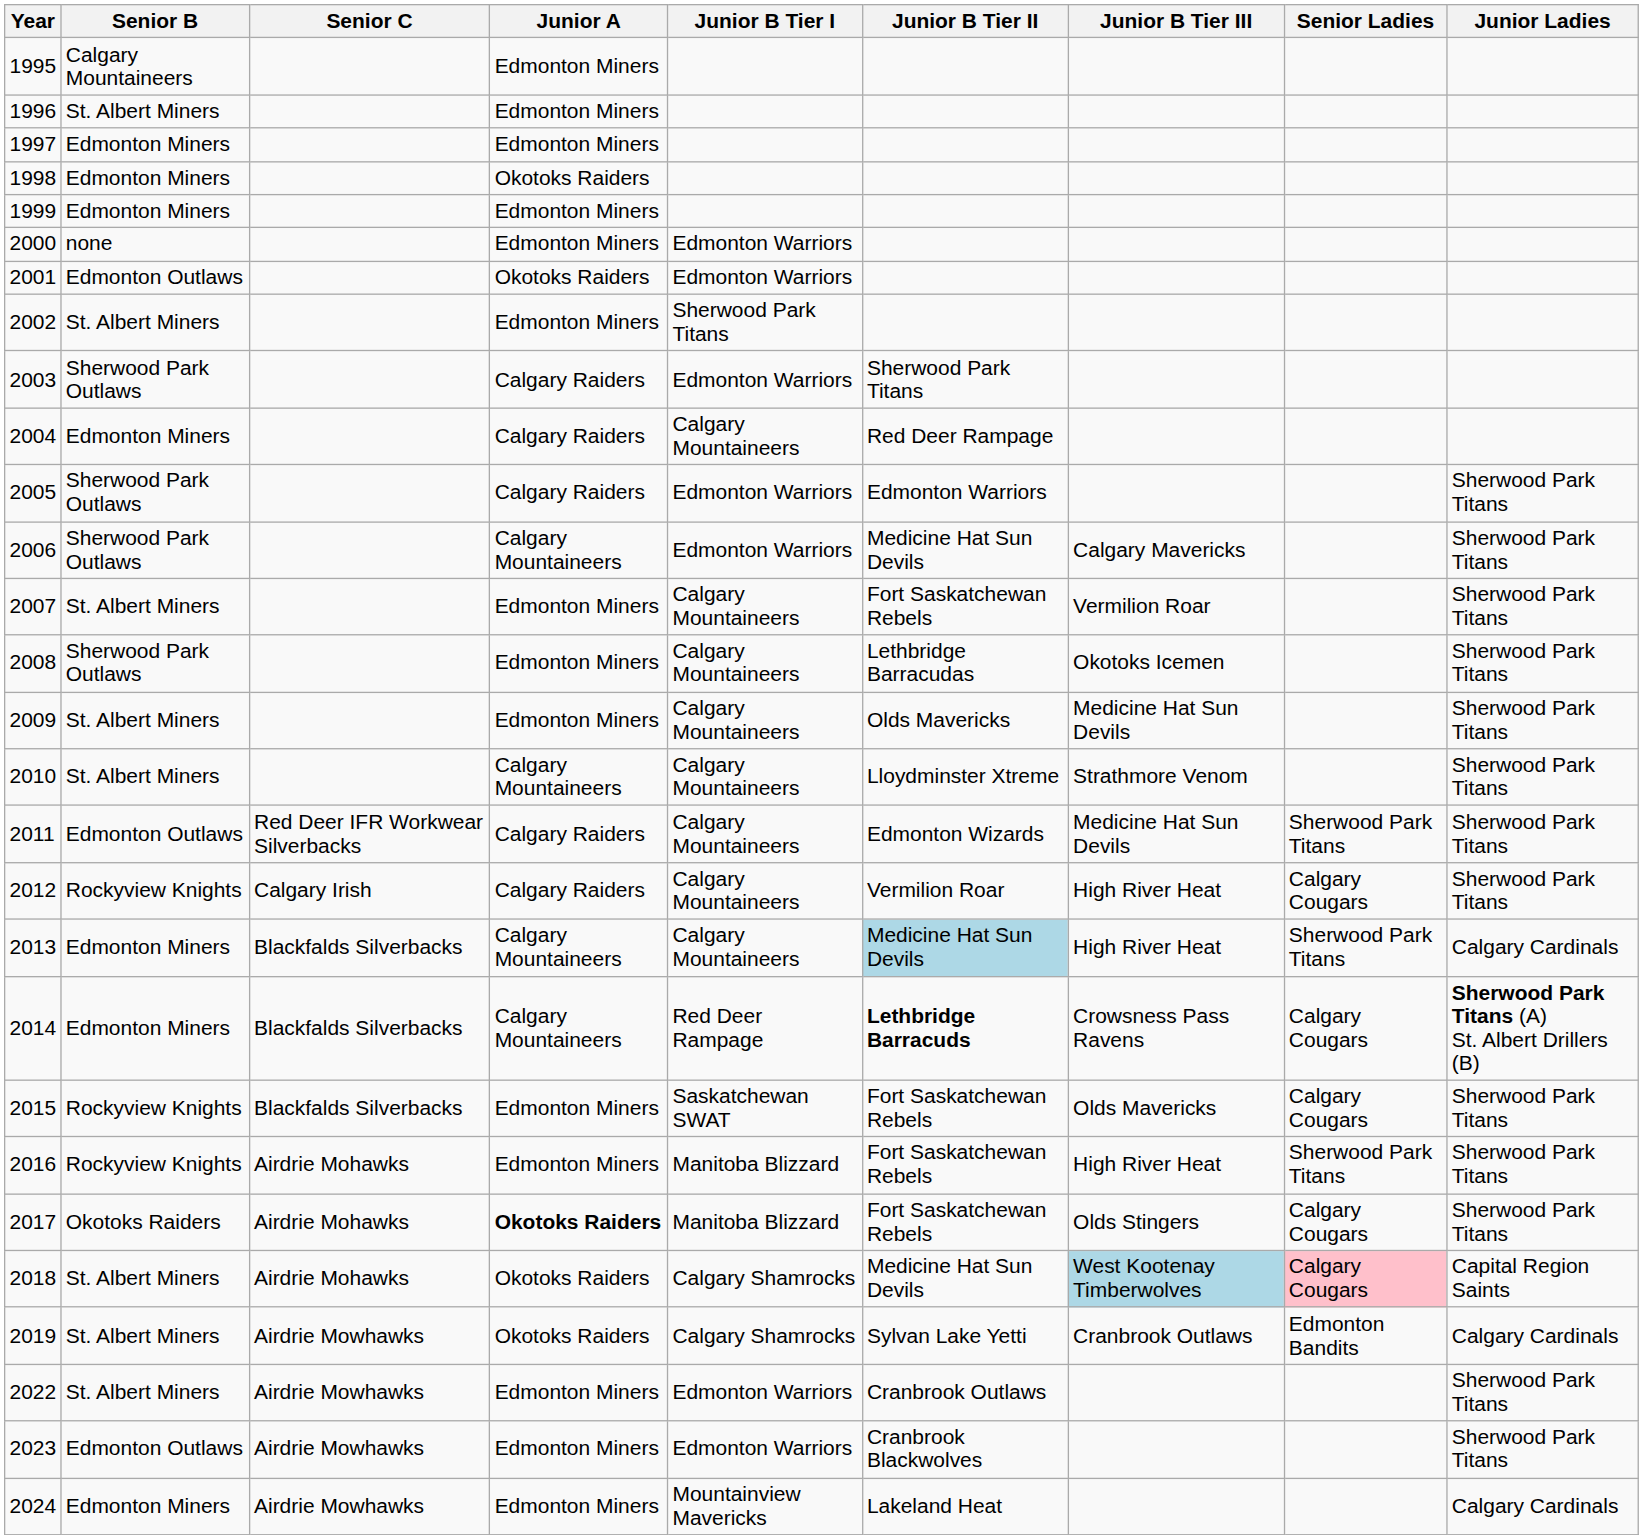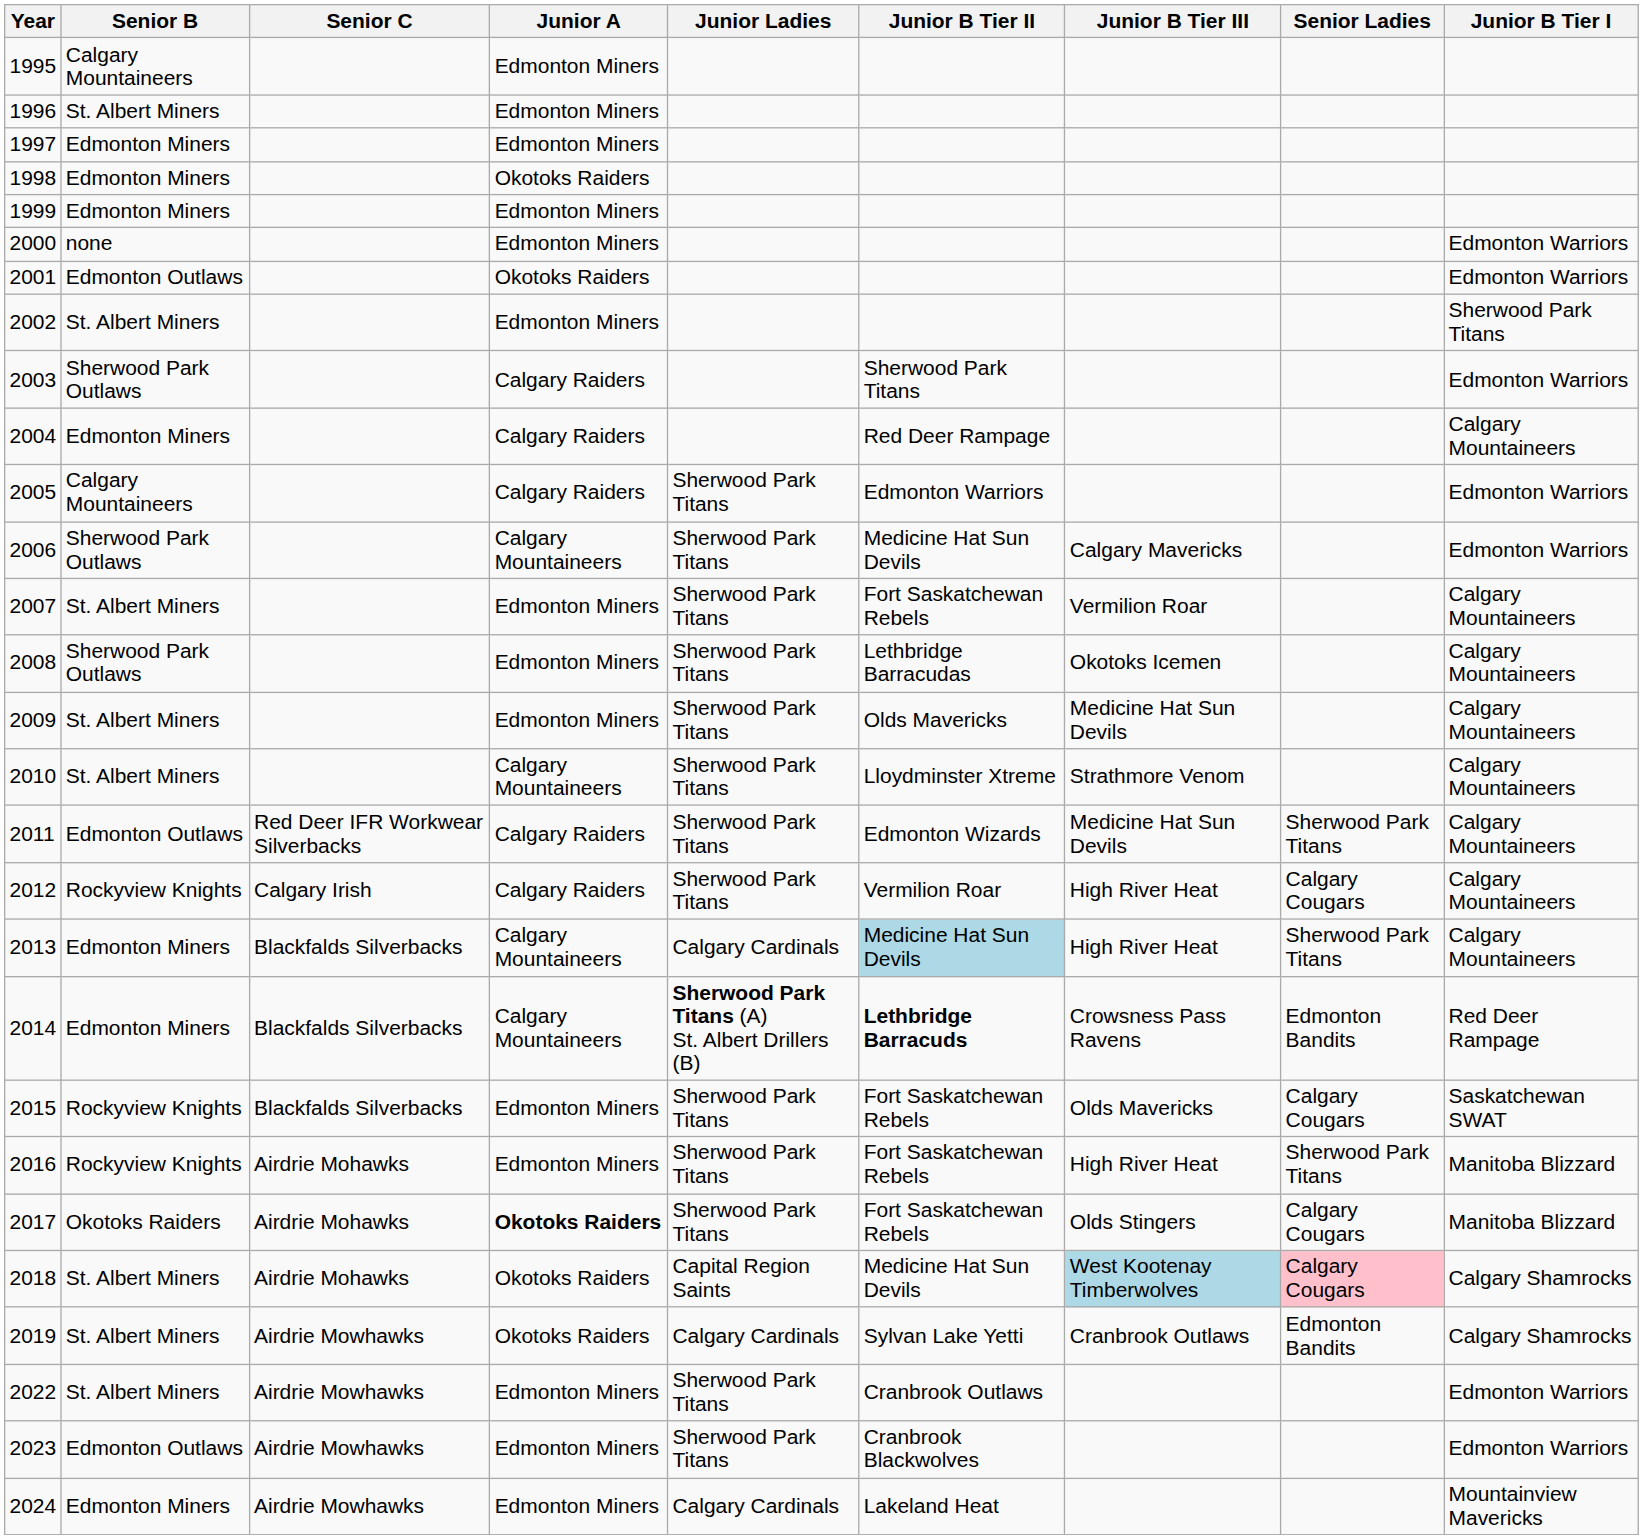columns swapped: (765, 21) <-> (1543, 21)
(137, 492) Sherwood Park Outlaws -> (129, 492) Calgary Mountaineers
(1328, 1027) Calgary Cougars -> (1333, 1027) Edmonton Bandits
